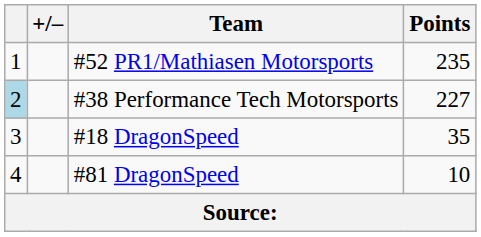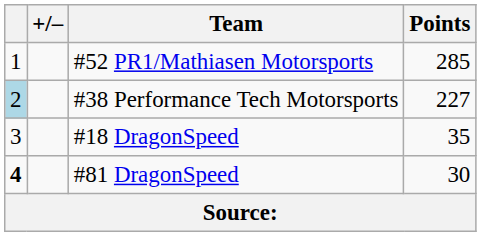(453, 61) 235 -> (453, 61) 285
(16, 174) normal -> (16, 174) bold
(459, 174) 10 -> (459, 174) 30
